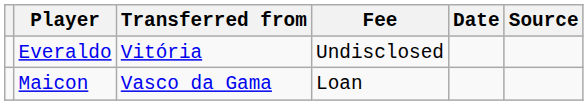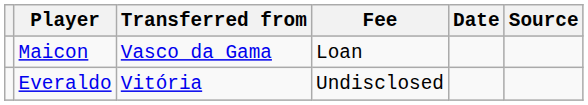rows swapped: (53, 84) <-> (65, 52)
